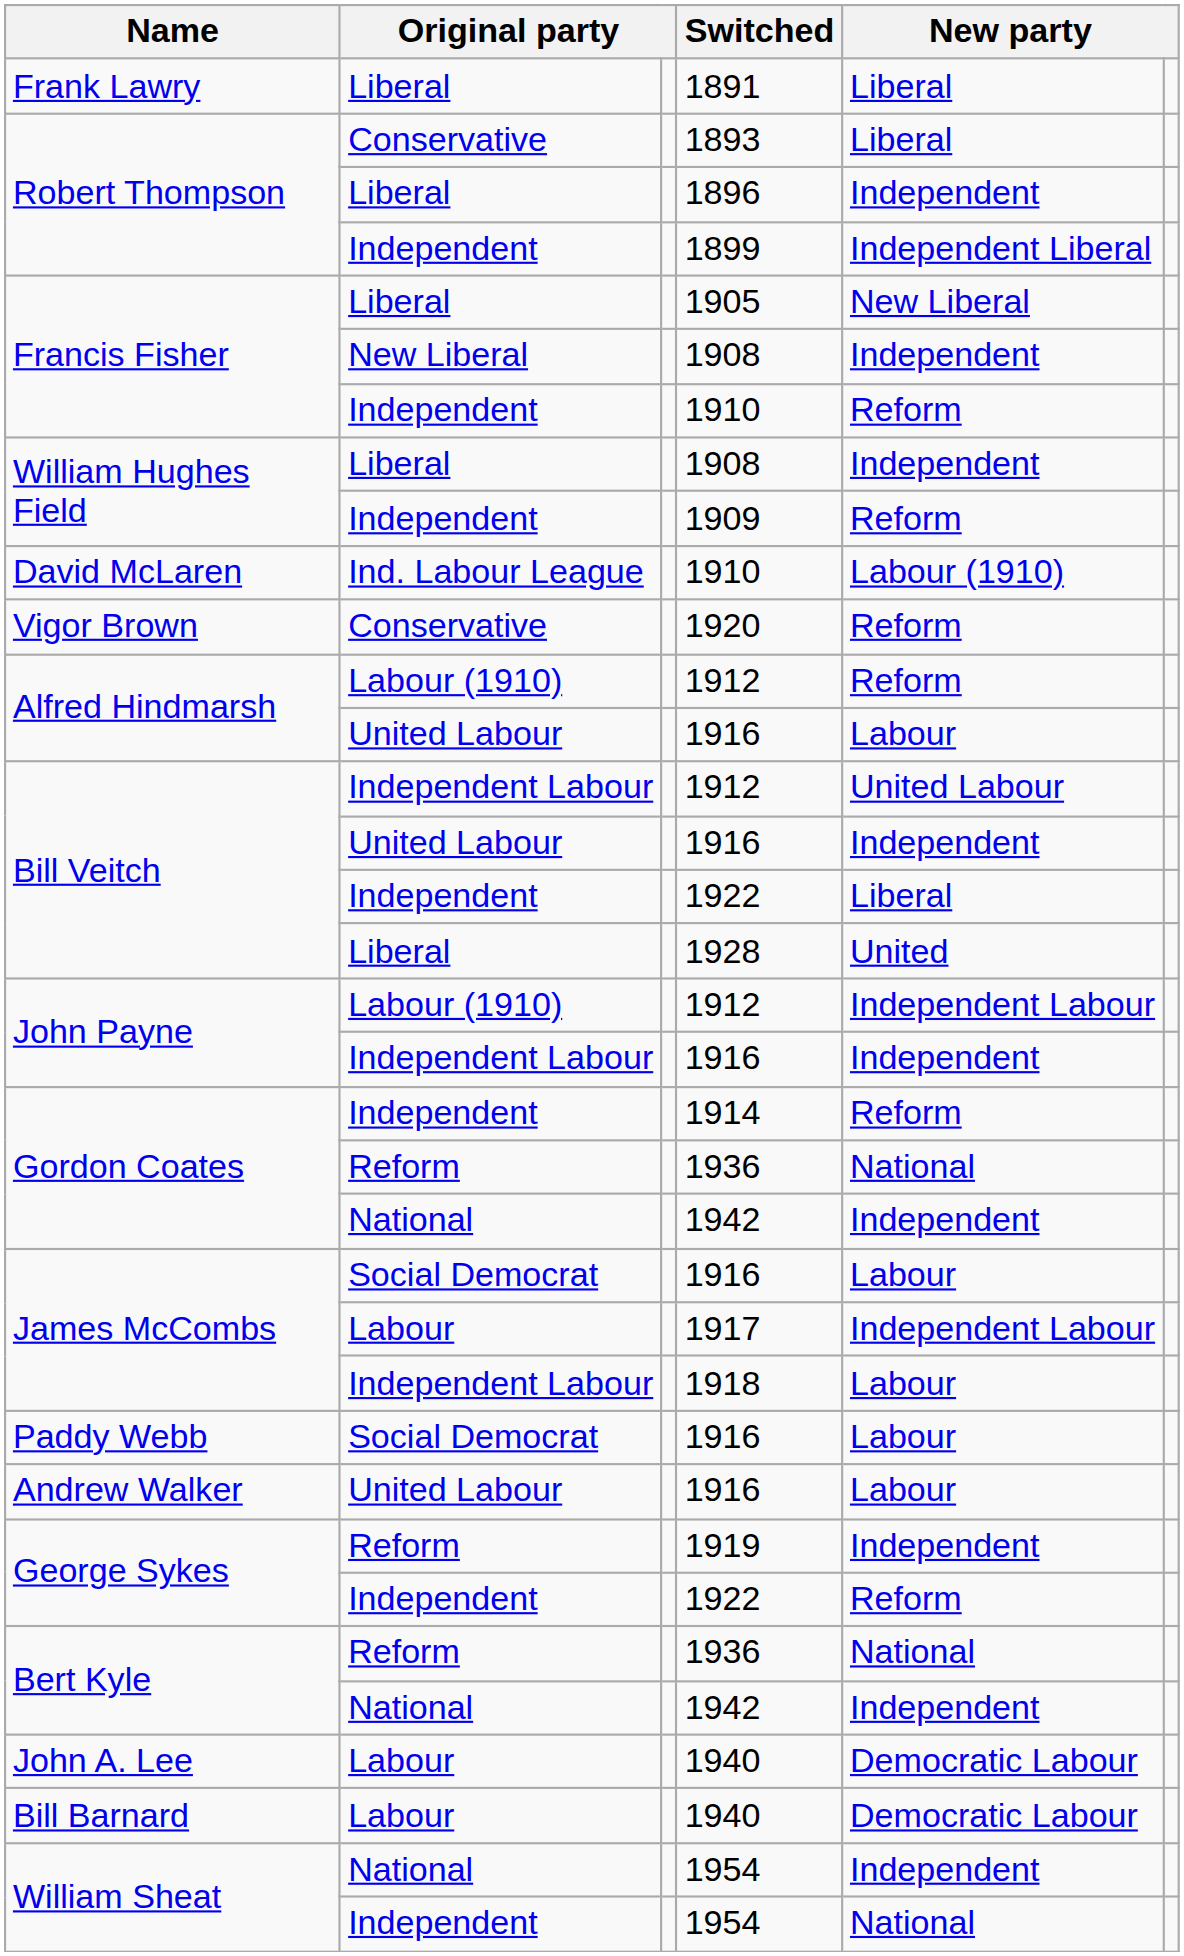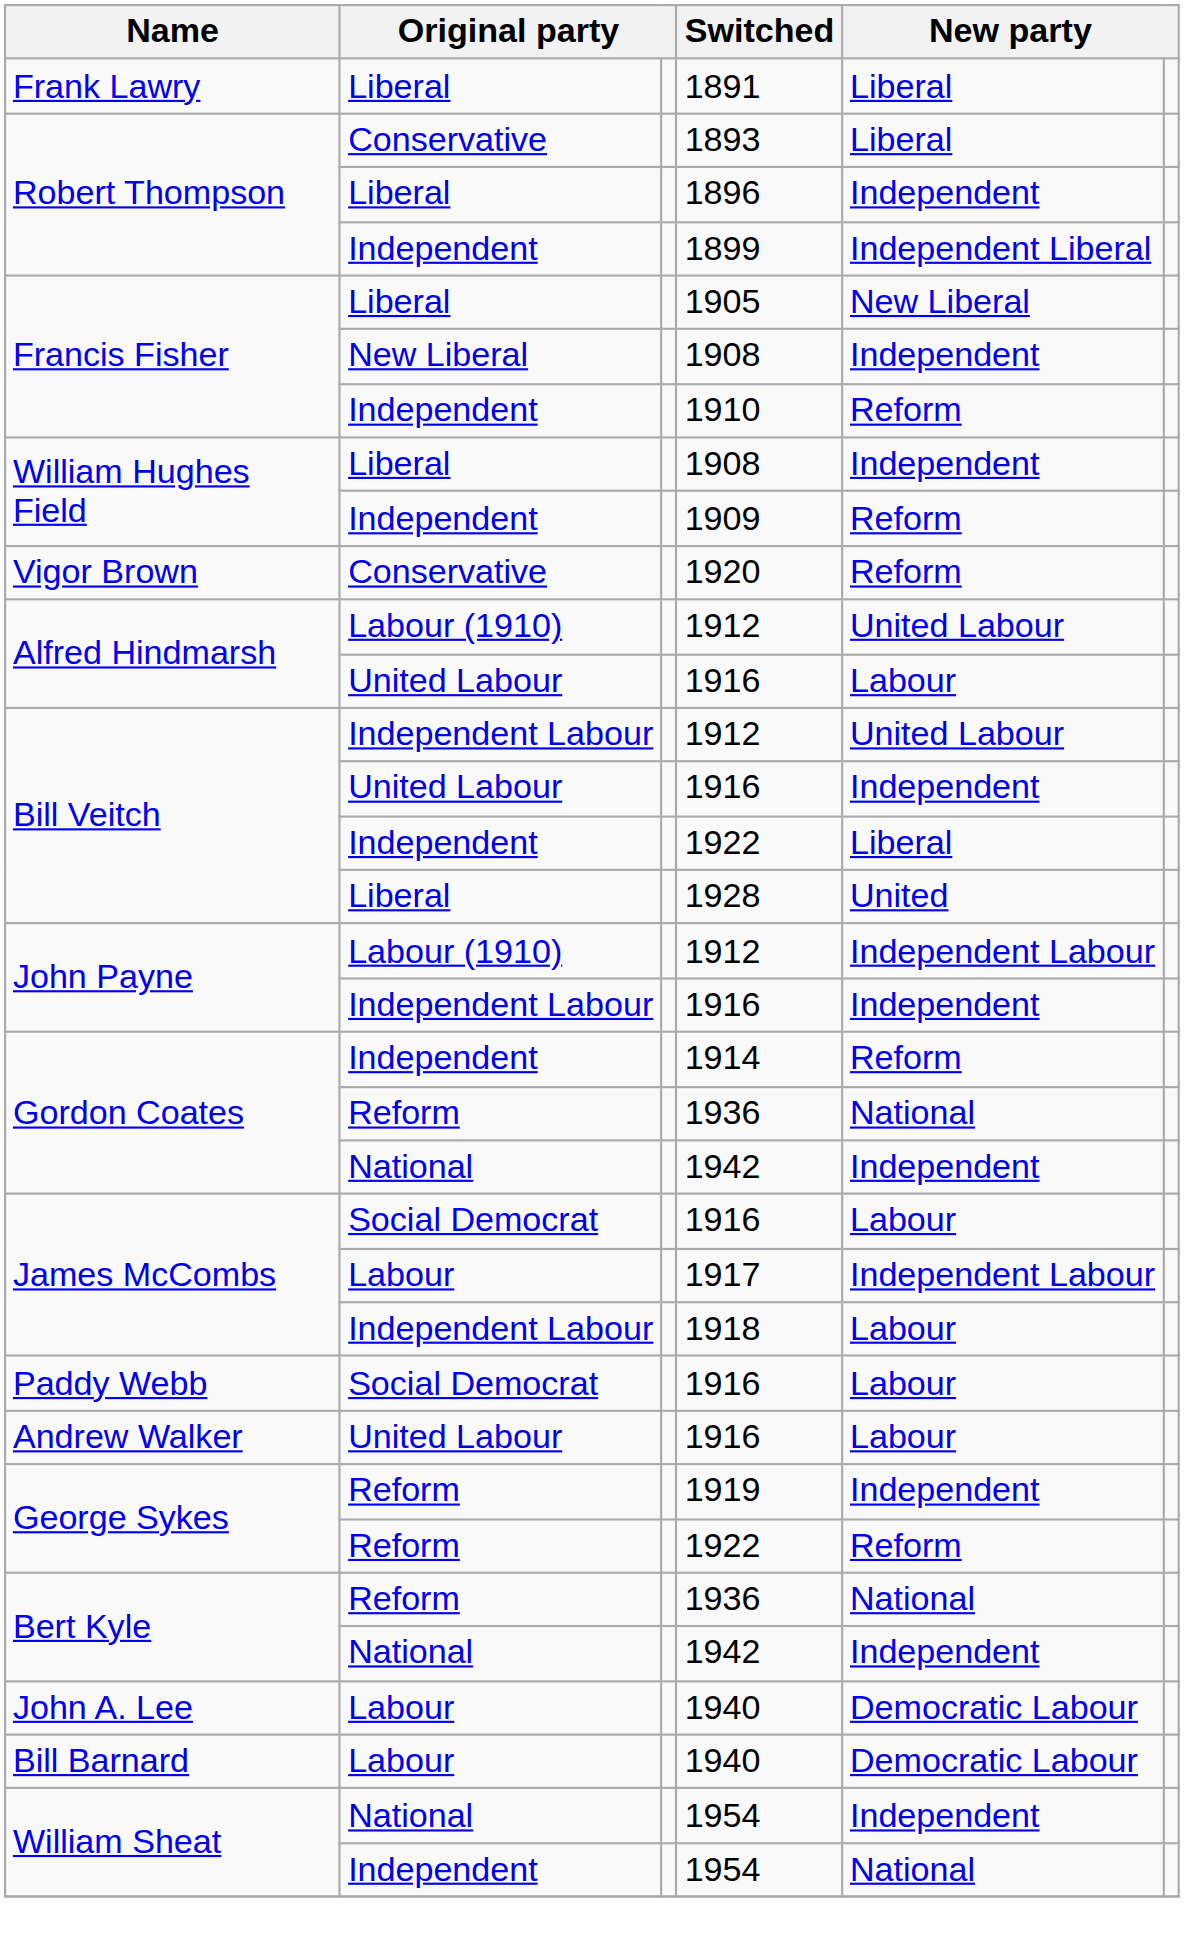- row: (128, 572)
(906, 680) Reform -> (957, 626) United Labour
(443, 1598) Independent -> (404, 1544) Reform
